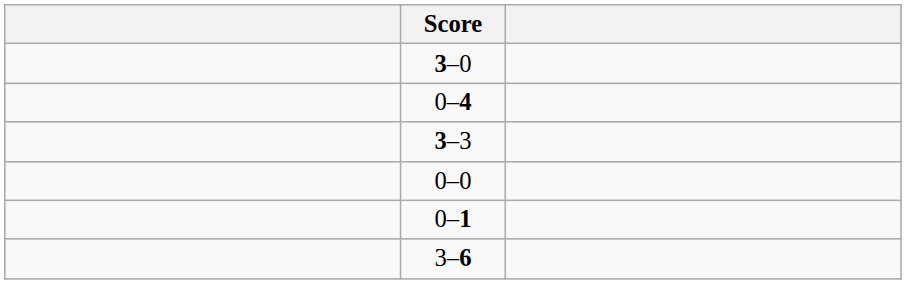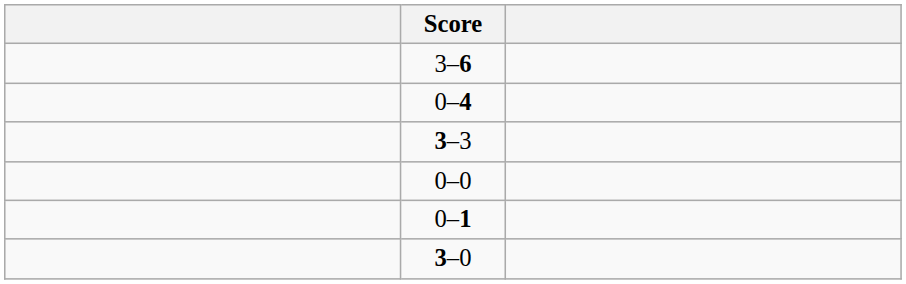rows swapped: (453, 258) <-> (453, 63)
